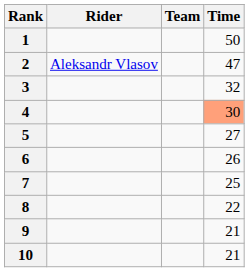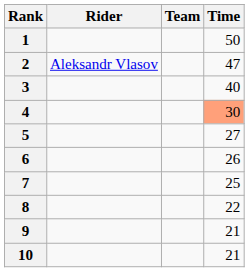(233, 87) 32 -> (233, 87) 40
